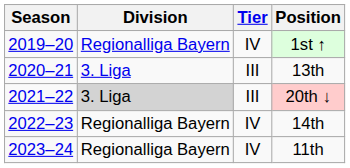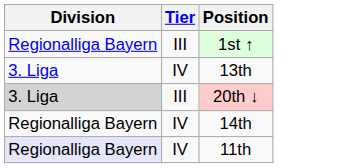- column: (41, 17)
(253, 44) IV -> (180, 44) III
(253, 70) III -> (180, 70) IV
(155, 149) no background -> (83, 149) lavender background
